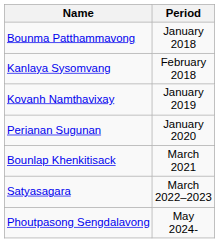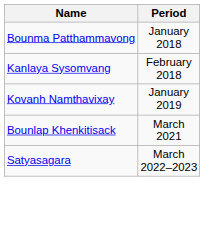- row: (54, 130)
- row: (78, 222)
